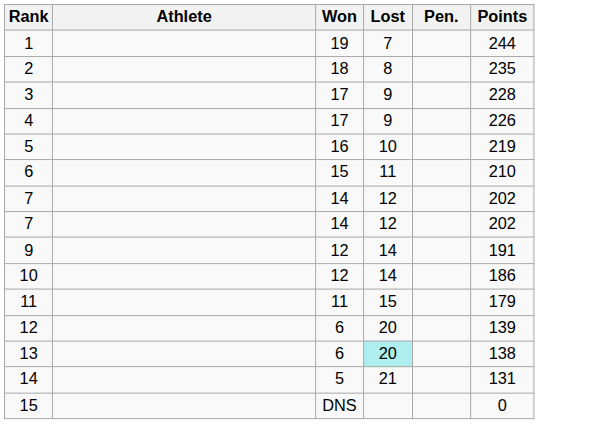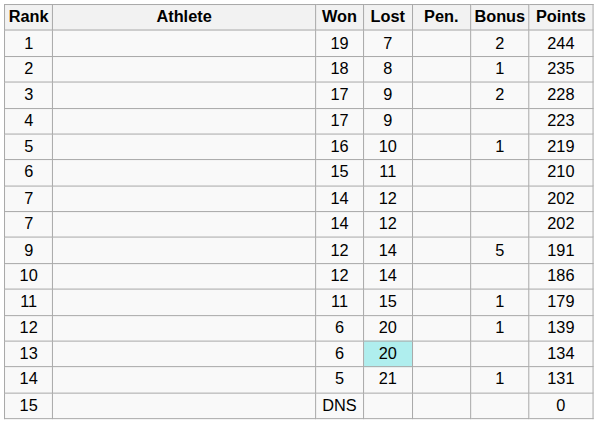+ column: (500, 17)
(502, 120) 226 -> (561, 120) 223
(502, 353) 138 -> (561, 353) 134
